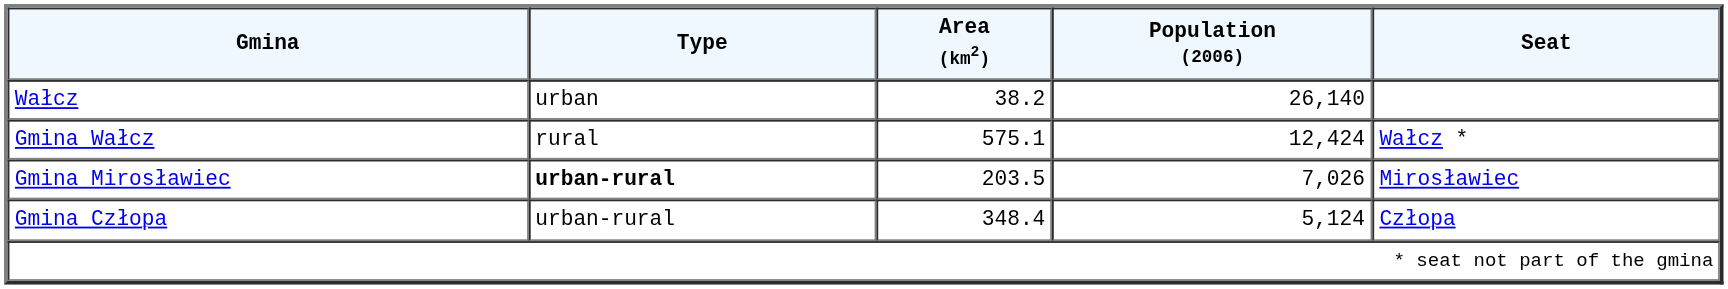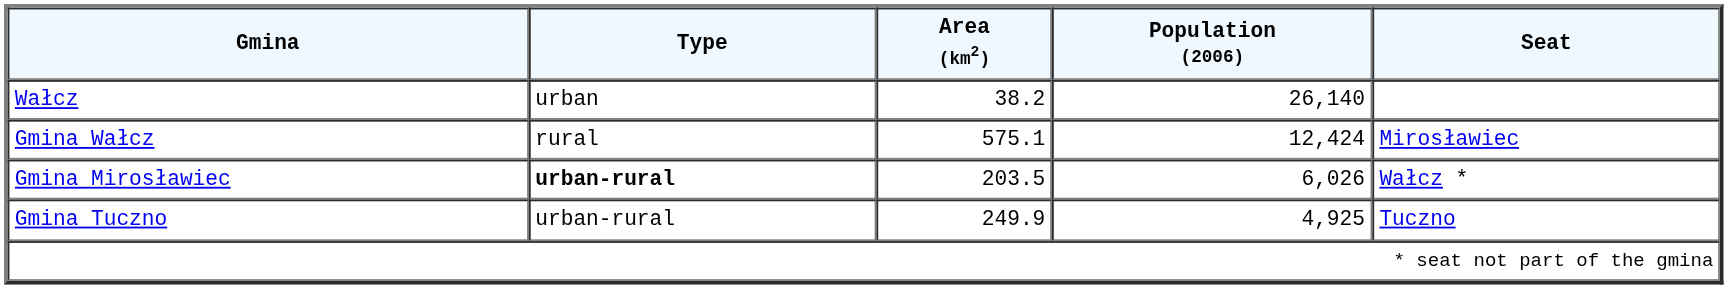(1424, 140) Wałcz * -> (1449, 140) Mirosławiec
(1333, 180) 7,026 -> (1333, 180) 6,026
(1449, 180) Mirosławiec -> (1424, 180) Wałcz *
- row: (91, 220)
+ row: (91, 220)
